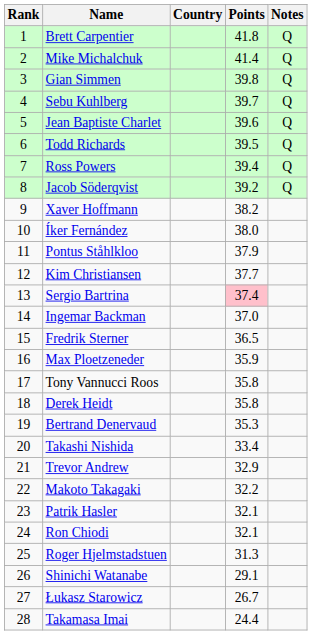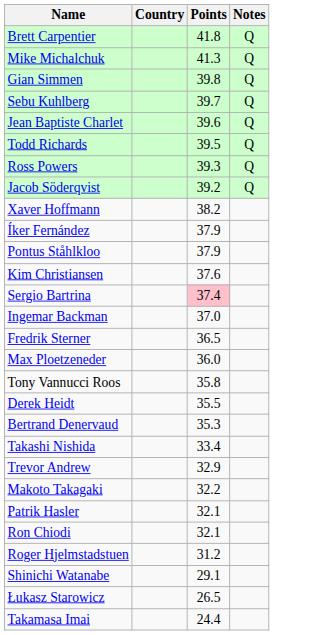- column: (23, 15)
(247, 58) 41.4 -> (209, 58) 41.3
(247, 166) 39.4 -> (209, 166) 39.3
(247, 230) 38.0 -> (209, 230) 37.9
(247, 274) 37.7 -> (209, 274) 37.6
(247, 360) 35.9 -> (209, 360) 36.0
(247, 403) 35.8 -> (209, 403) 35.5
(247, 554) 31.3 -> (209, 554) 31.2
(247, 597) 26.7 -> (209, 597) 26.5
